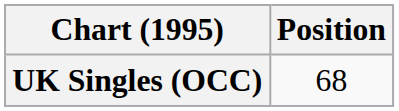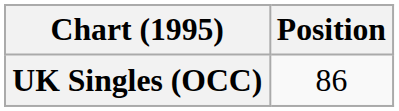(331, 79) 68 -> (331, 79) 86
